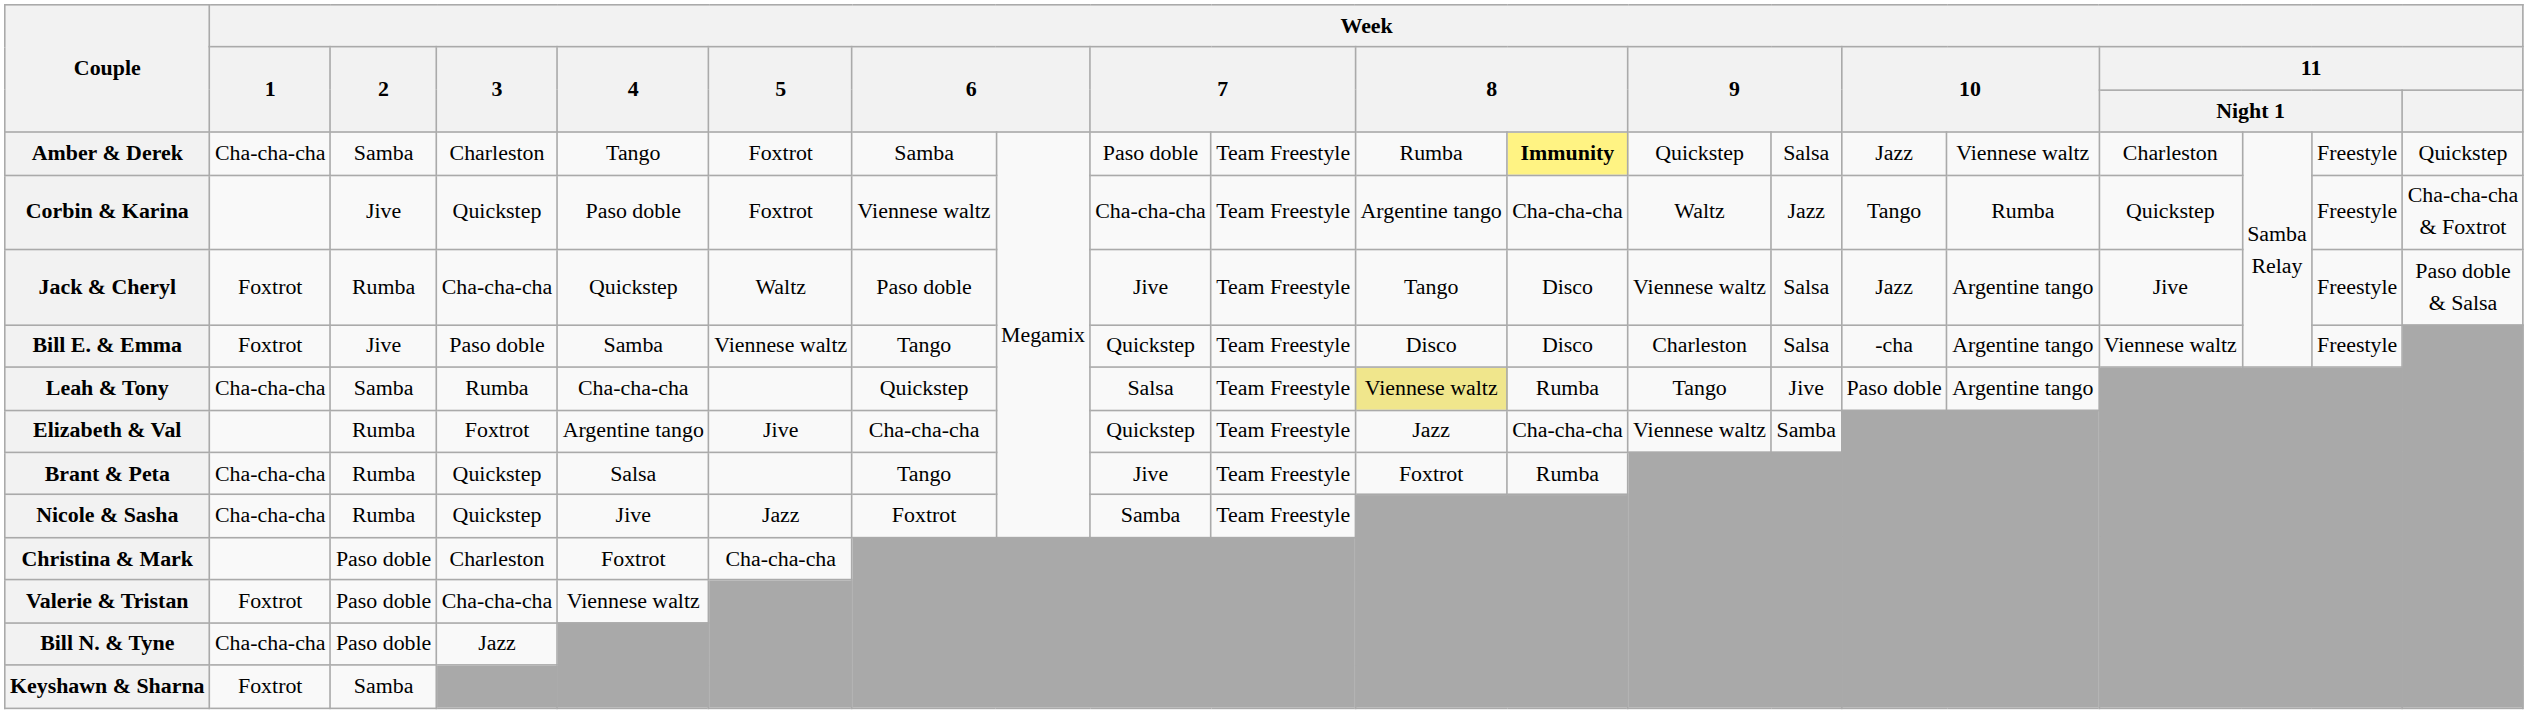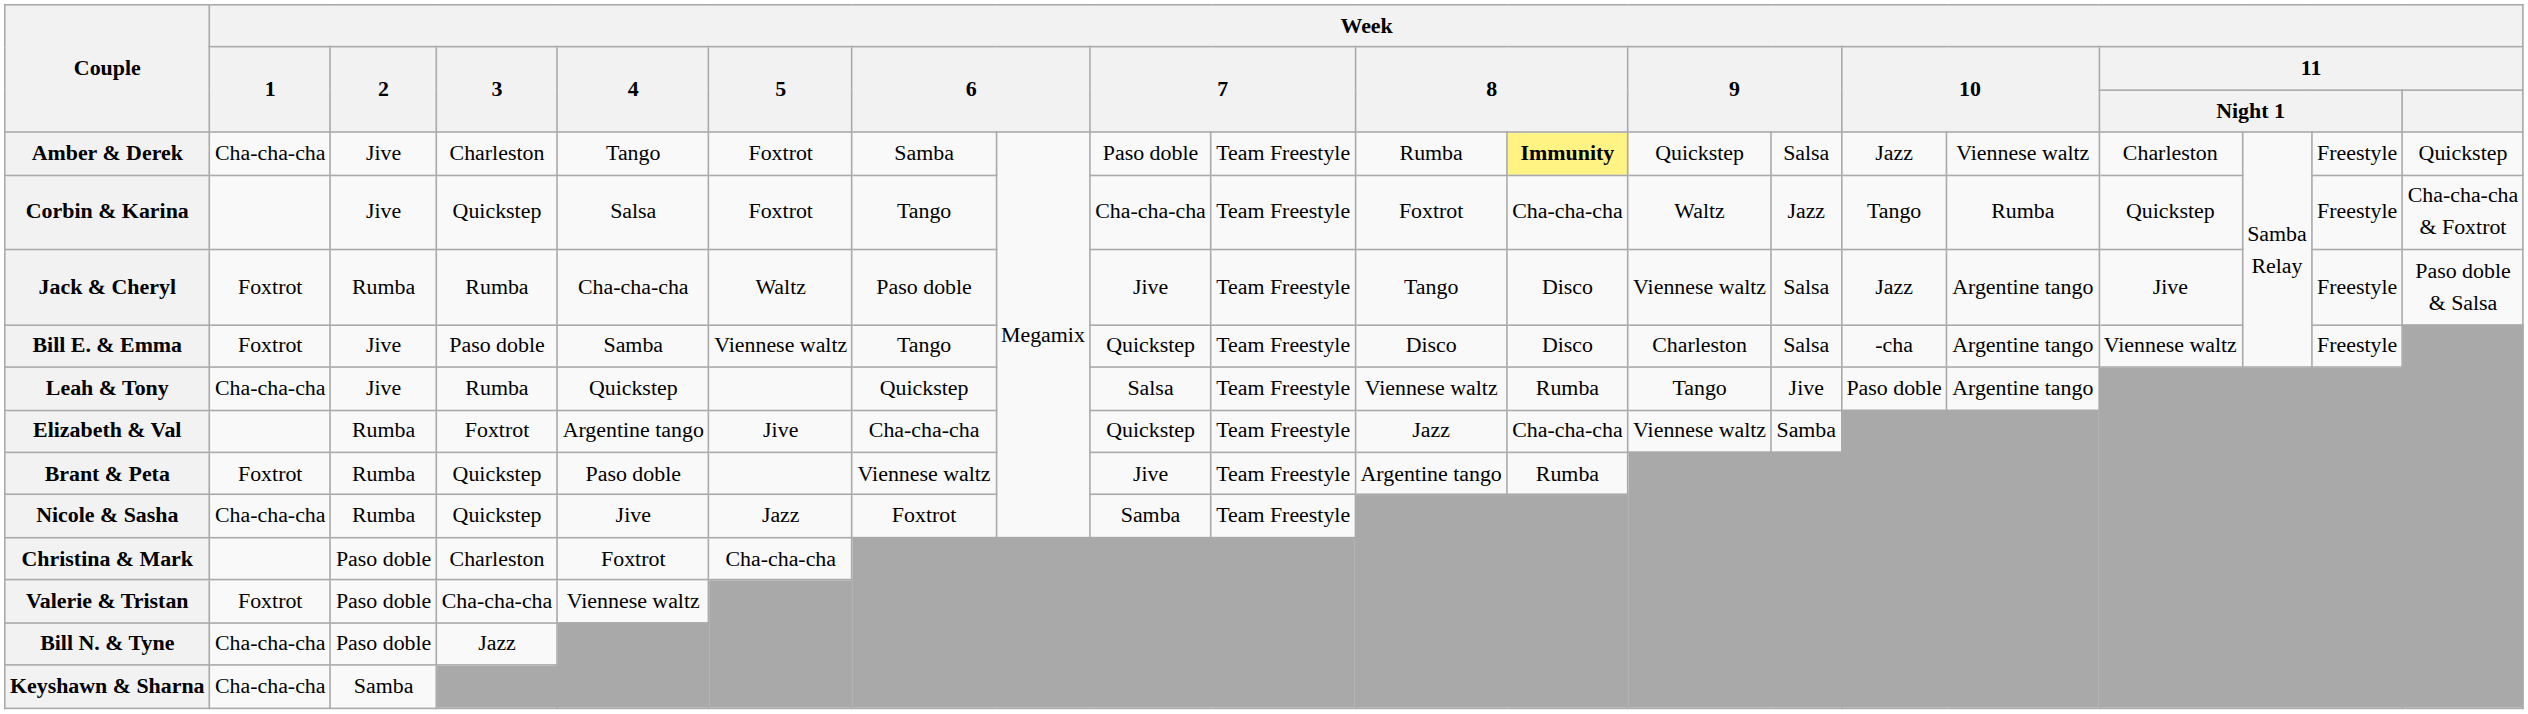(384, 153) Samba -> (384, 153) Jive
(633, 211) Paso doble -> (633, 211) Salsa
(924, 211) Viennese waltz -> (924, 211) Tango
(1431, 211) Argentine tango -> (1431, 211) Foxtrot
(497, 286) Cha-cha-cha -> (497, 286) Rumba
(633, 286) Quickstep -> (633, 286) Cha-cha-cha
(384, 387) Samba -> (384, 387) Jive
(633, 387) Cha-cha-cha -> (633, 387) Quickstep
(1431, 387) khaki background -> (1431, 387) no background
(270, 472) Cha-cha-cha -> (270, 472) Foxtrot
(633, 472) Salsa -> (633, 472) Paso doble
(924, 472) Tango -> (924, 472) Viennese waltz
(1431, 472) Foxtrot -> (1431, 472) Argentine tango
(270, 685) Foxtrot -> (270, 685) Cha-cha-cha
